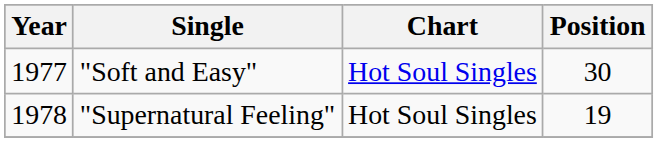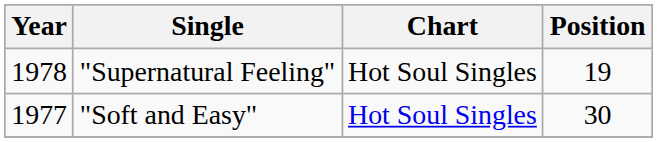rows swapped: (168, 70) <-> (208, 114)
